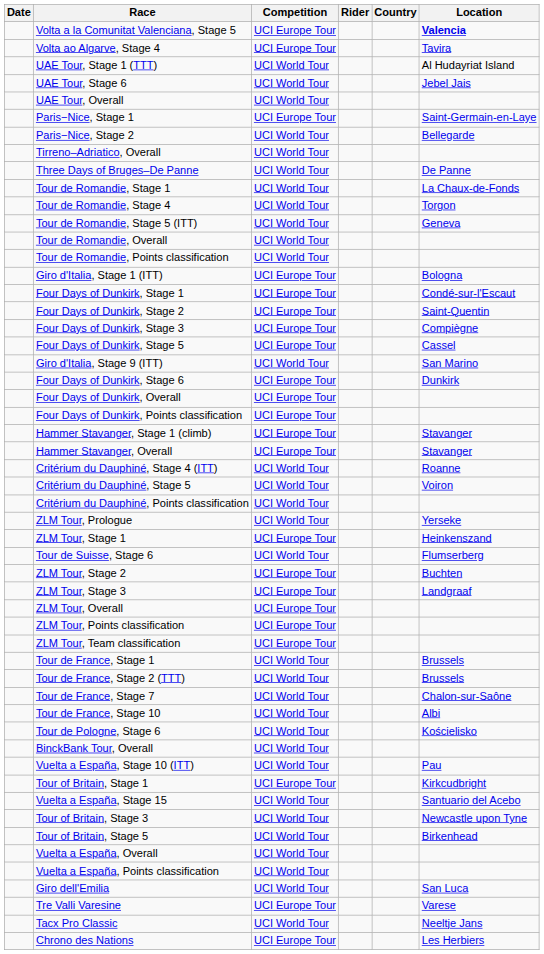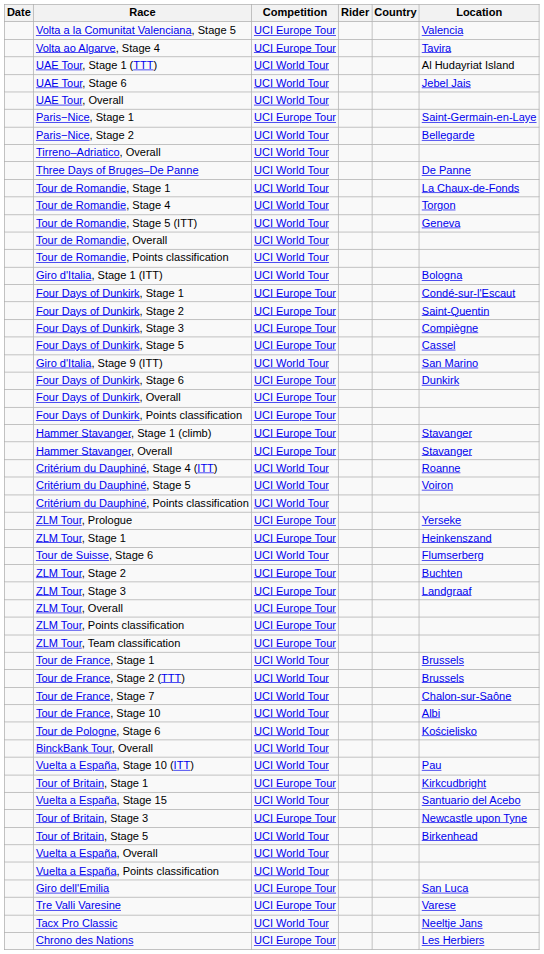(444, 30) bold -> (443, 30) normal
(295, 275) UCI Europe Tour -> (291, 275) UCI World Tour
(291, 521) UCI World Tour -> (295, 521) UCI Europe Tour
(291, 818) UCI World Tour -> (295, 818) UCI Europe Tour
(291, 888) UCI World Tour -> (295, 888) UCI Europe Tour
